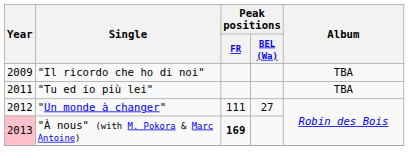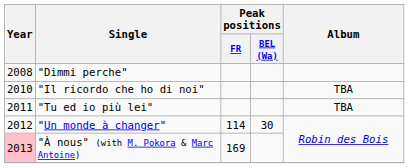+ row: (83, 72)
(20, 72) 2009 -> (20, 90) 2010
(236, 107) 111 -> (236, 125) 114
(267, 107) 27 -> (267, 125) 30
(236, 131) bold -> (236, 148) normal
